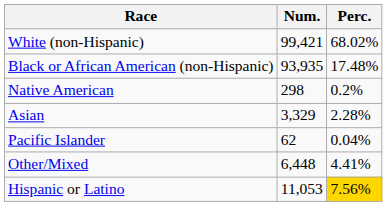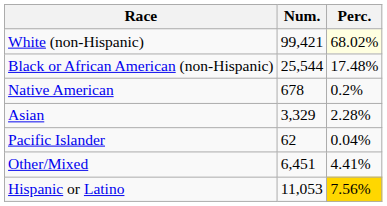(354, 41) no background -> (354, 41) lightyellow background
(302, 66) 93,935 -> (302, 66) 25,544
(292, 90) 298 -> (292, 90) 678
(298, 164) 6,448 -> (298, 164) 6,451
